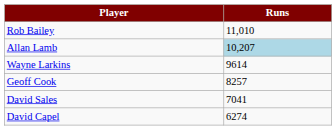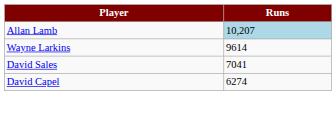- row: (31, 30)
- row: (32, 82)
